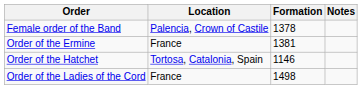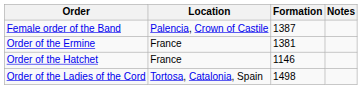(284, 28) 1378 -> (284, 28) 1387
(207, 60) Tortosa, Catalonia, Spain -> (166, 60) France
(166, 76) France -> (207, 76) Tortosa, Catalonia, Spain
